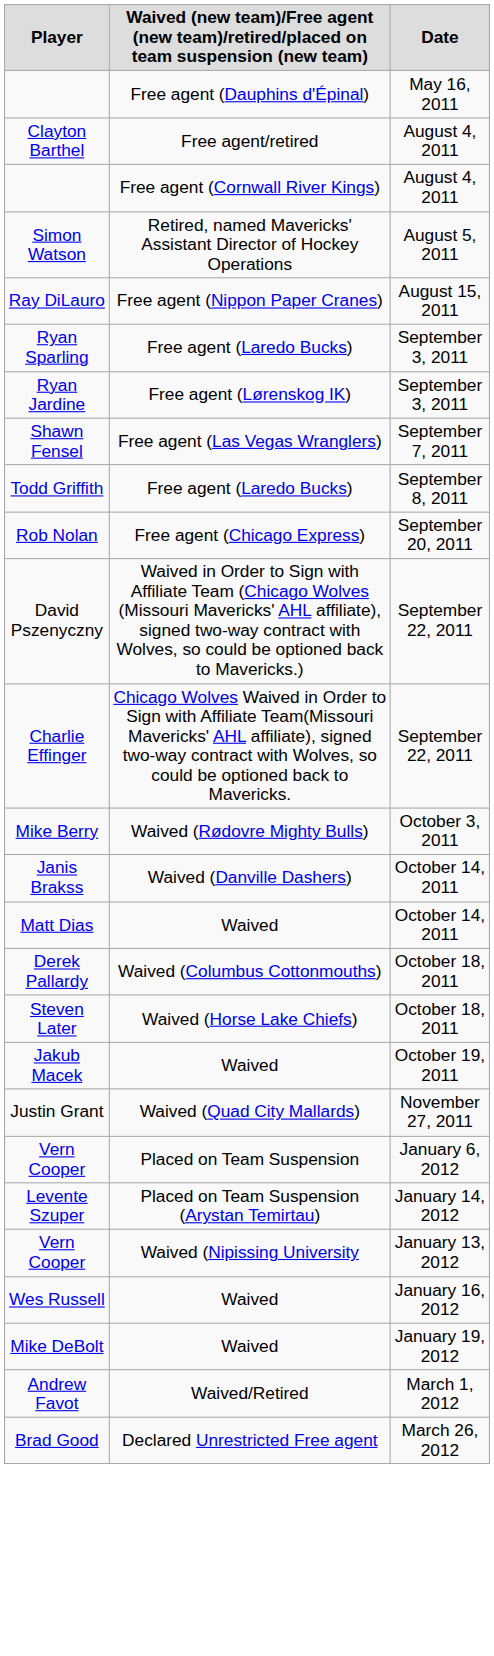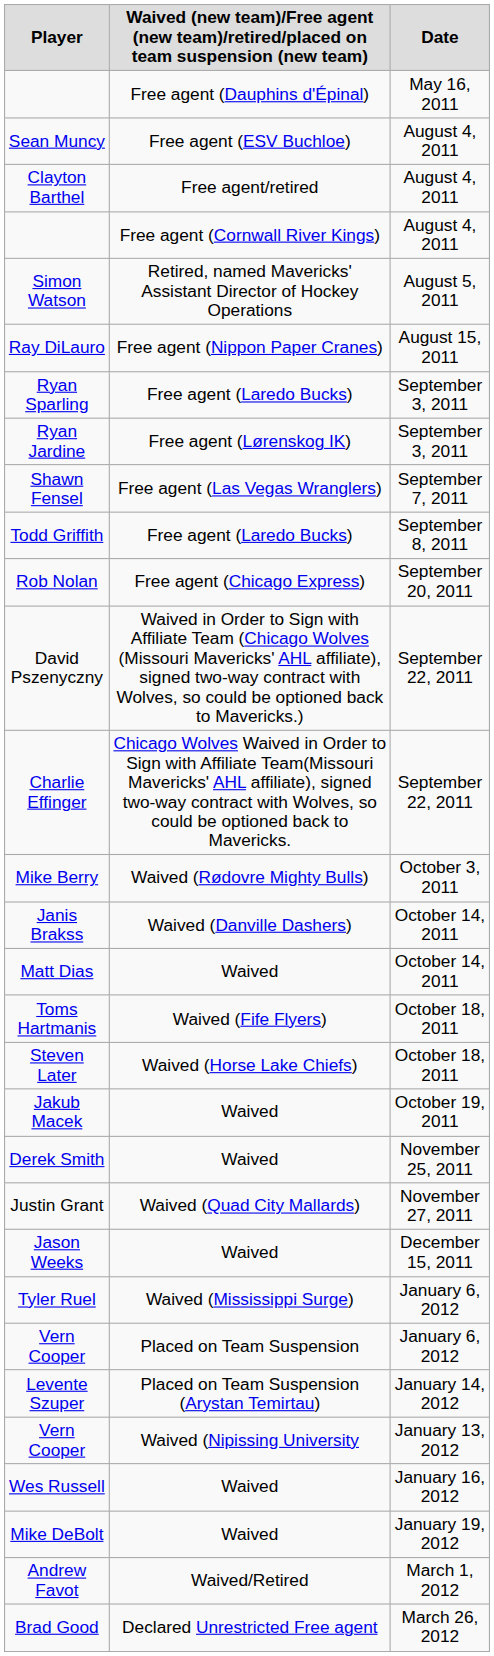+ row: (57, 141)
+ row: (57, 1018)
- row: (57, 971)
+ row: (57, 1159)
+ row: (57, 1252)
+ row: (57, 1299)
